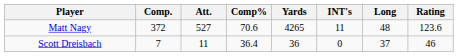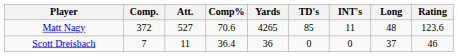+ column: (309, 12)
